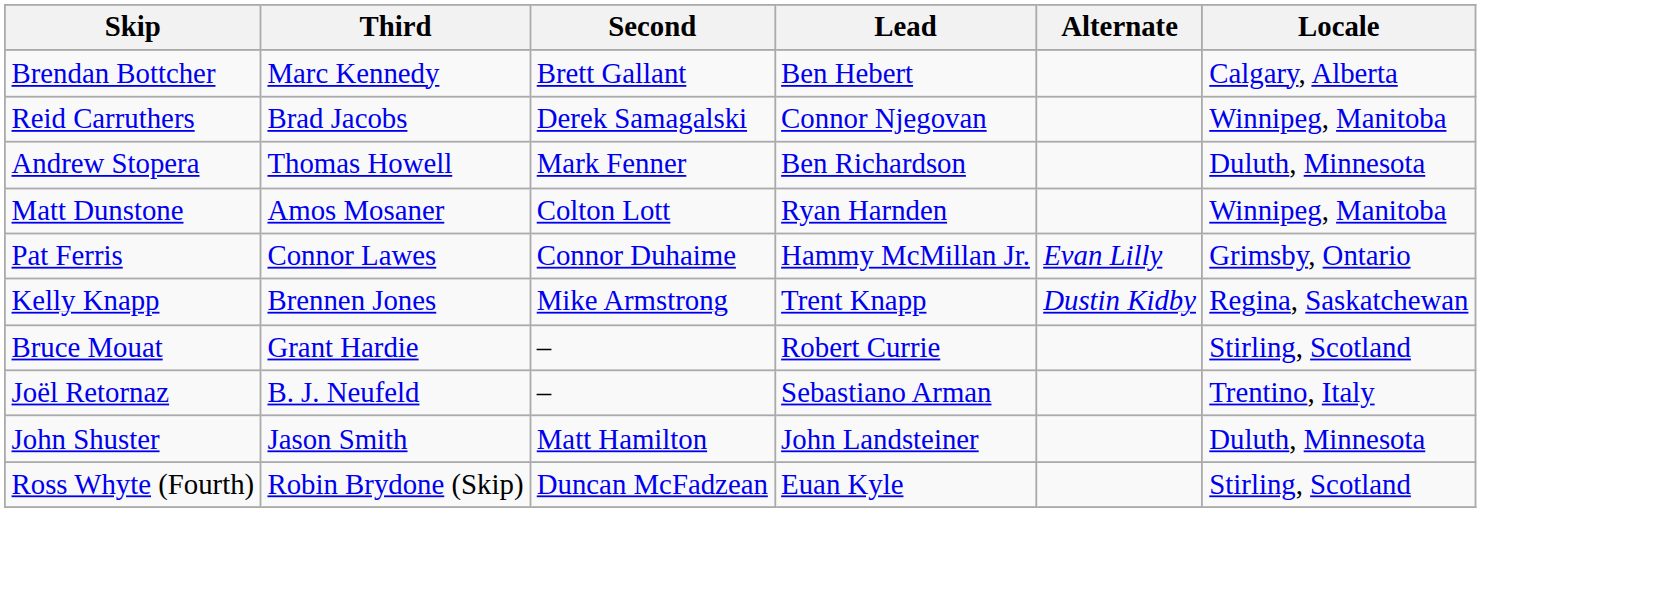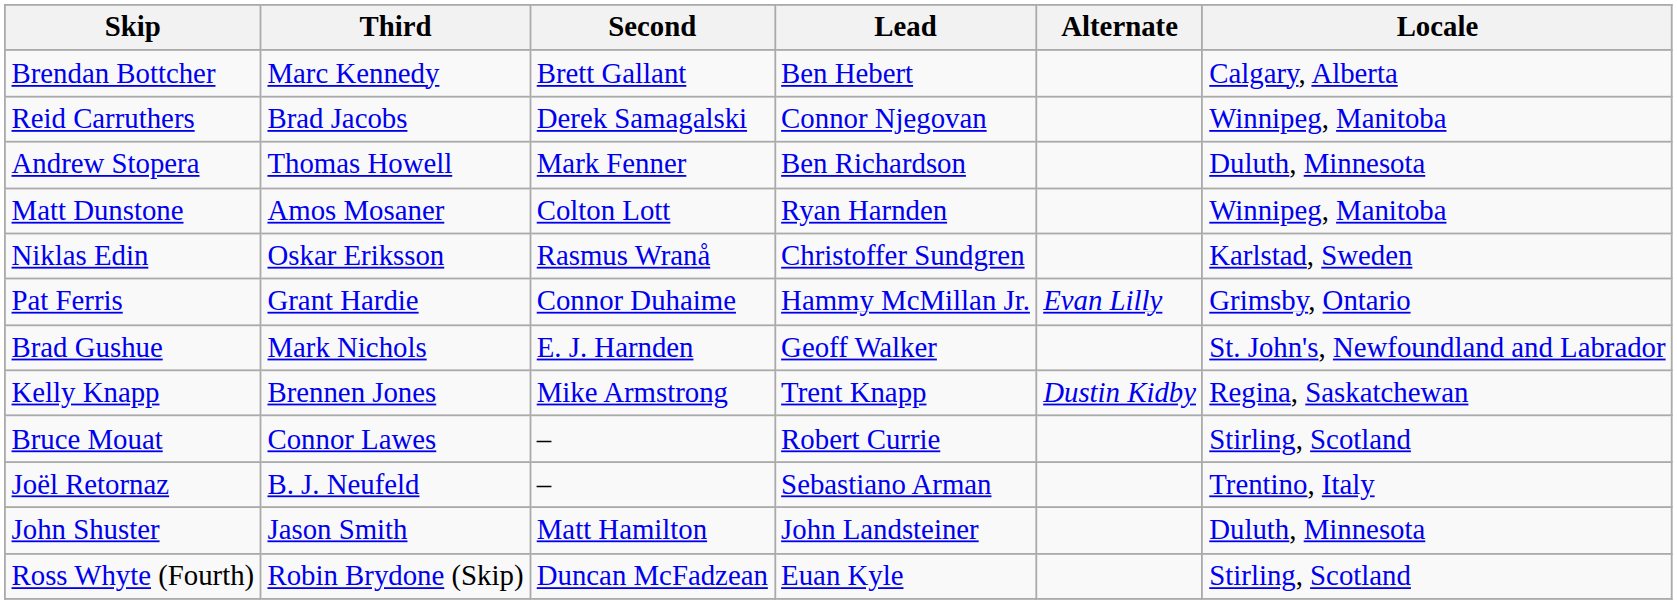+ row: (80, 255)
(352, 255) Connor Lawes -> (343, 301) Grant Hardie
+ row: (87, 347)
(343, 347) Grant Hardie -> (352, 438) Connor Lawes
